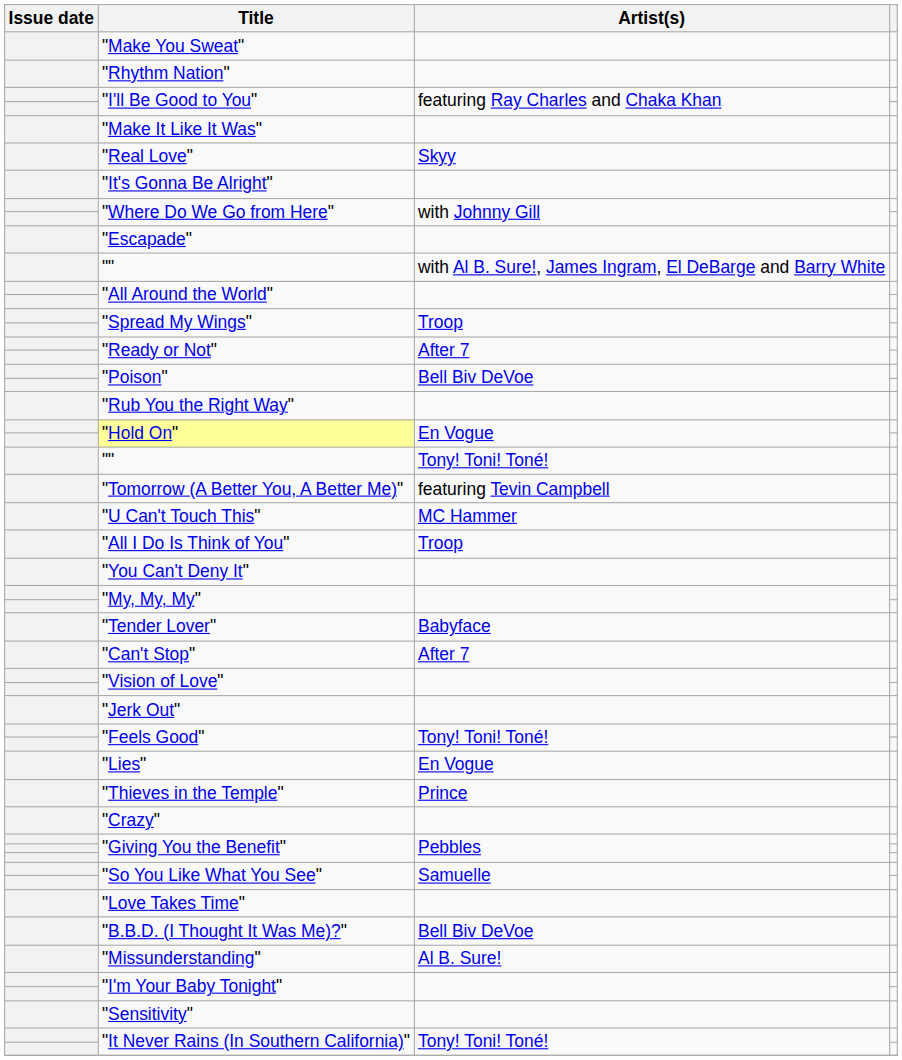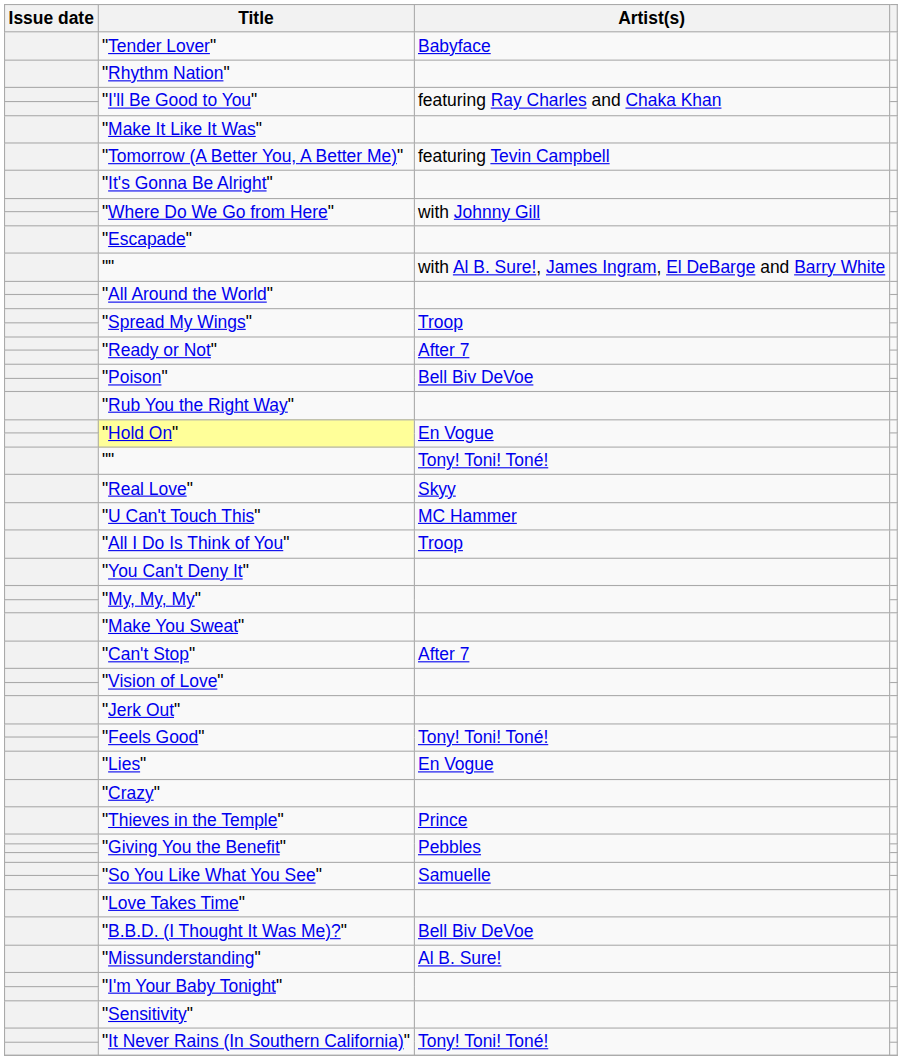rows swapped: (159, 626) <-> (173, 45)
rows swapped: (147, 156) <-> (253, 488)
rows swapped: (131, 820) <-> (193, 792)
